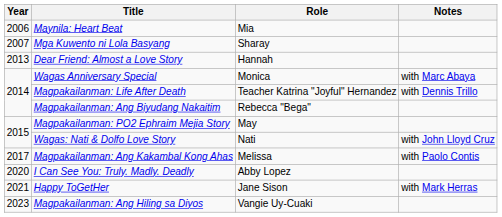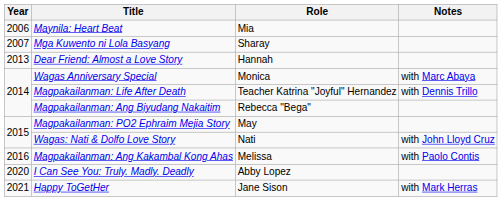(18, 156) 2017 -> (18, 156) 2016
- row: (118, 204)
